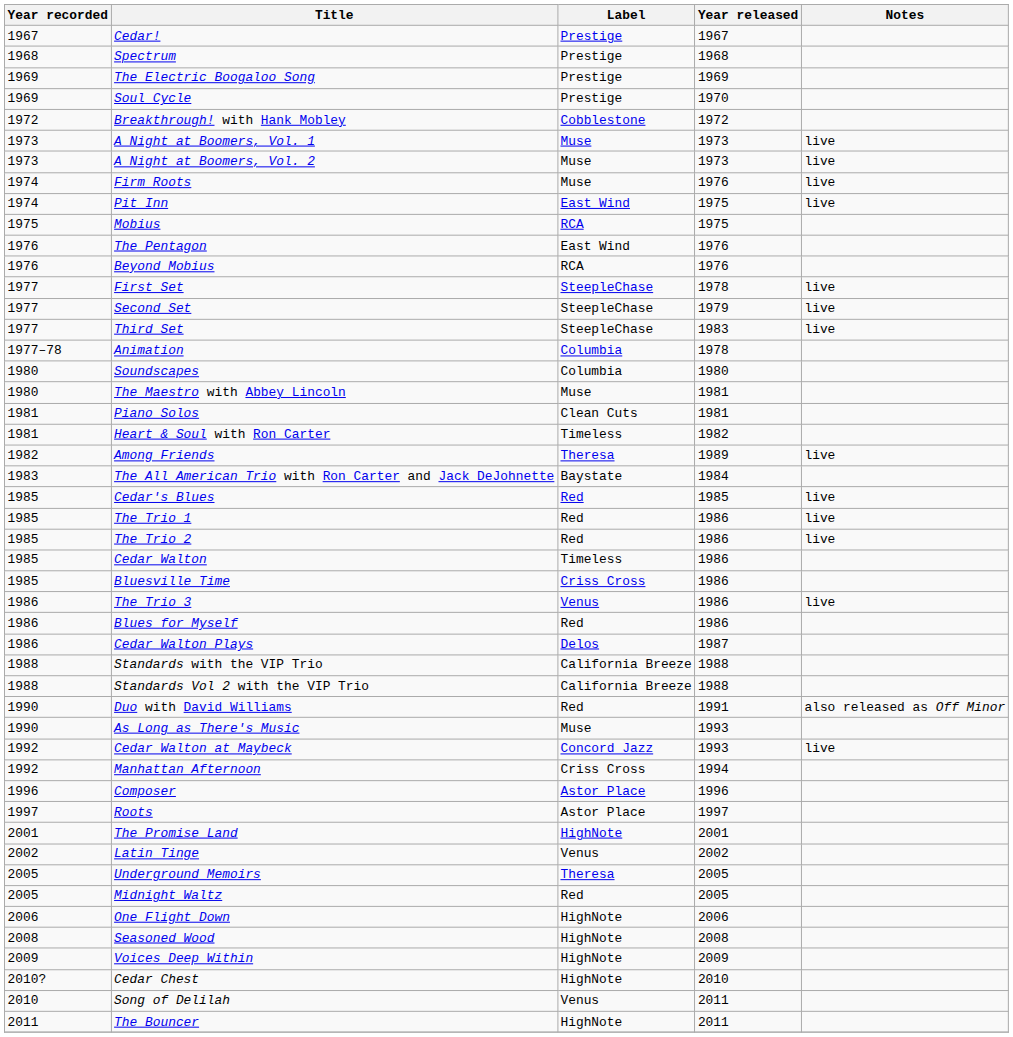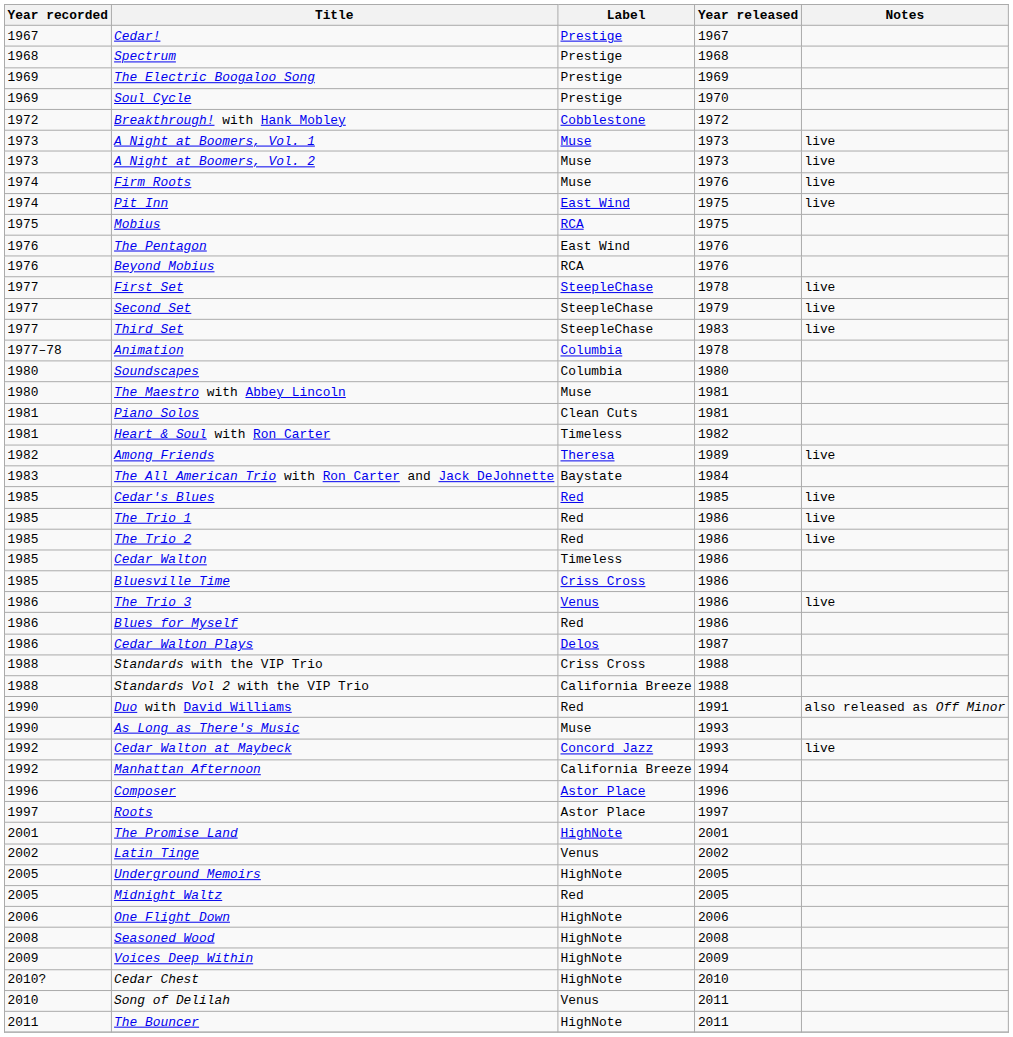(626, 665) California Breeze -> (603, 665) Criss Cross
(603, 770) Criss Cross -> (626, 770) California Breeze
(588, 875) Theresa -> (591, 875) HighNote
